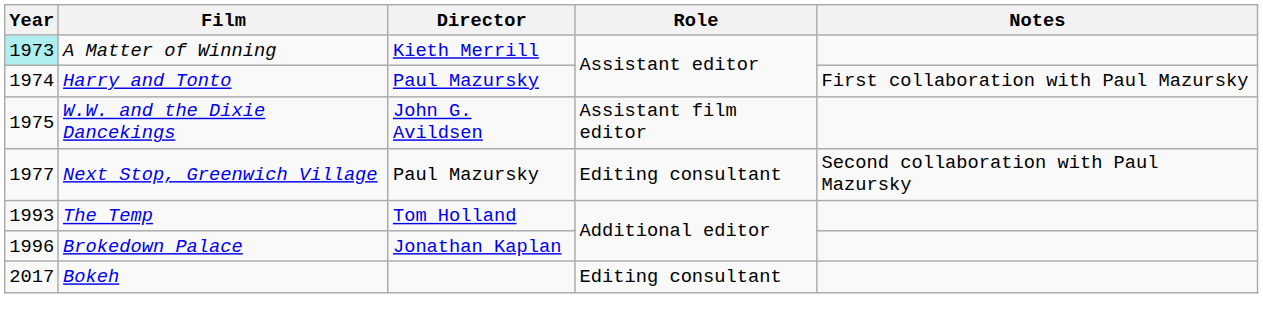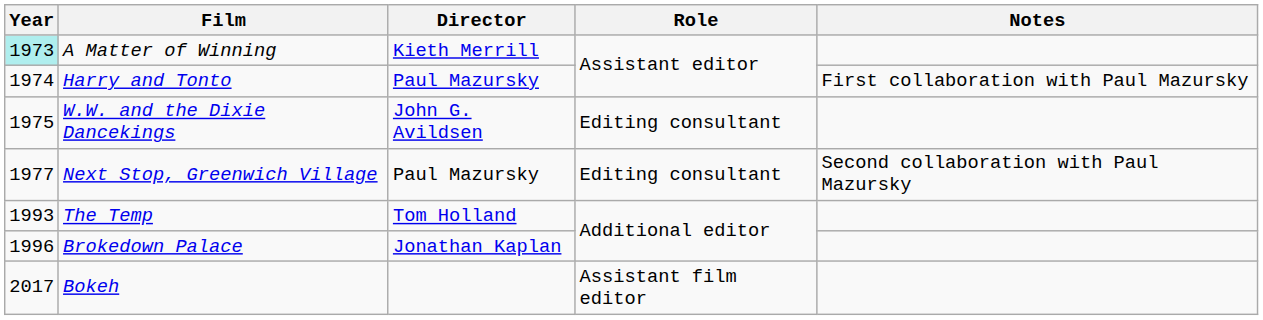(658, 122) Assistant film editor -> (681, 122) Editing consultant
(681, 277) Editing consultant -> (658, 288) Assistant film editor
